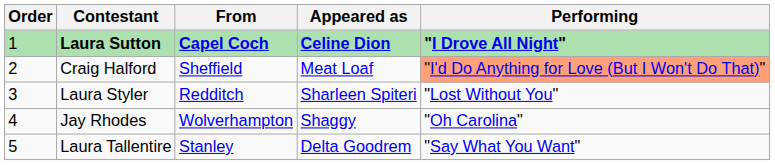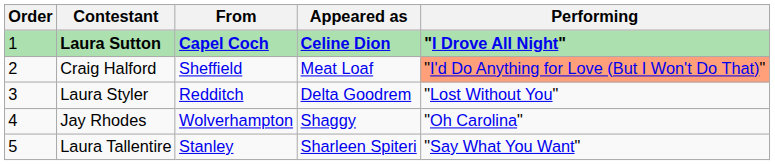(359, 95) Sharleen Spiteri -> (356, 95) Delta Goodrem
(356, 146) Delta Goodrem -> (359, 146) Sharleen Spiteri
